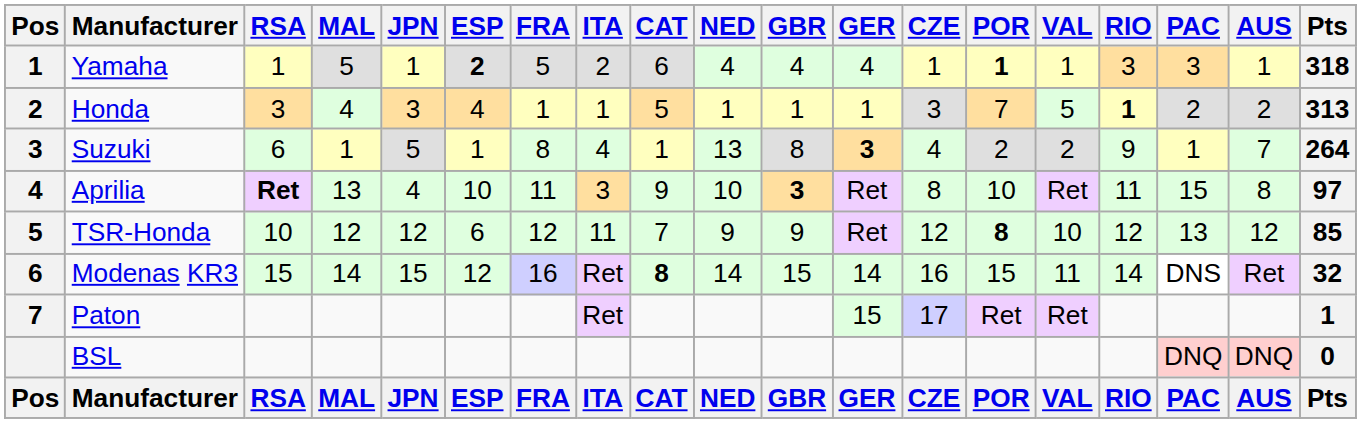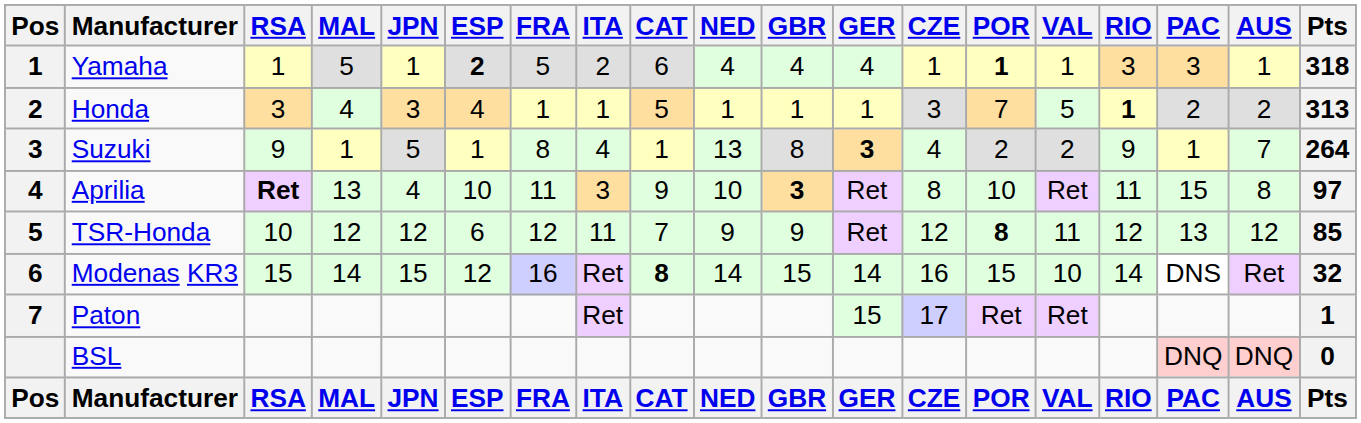(278, 149) 6 -> (278, 149) 9
(1067, 232) 10 -> (1067, 232) 11
(1067, 273) 11 -> (1067, 273) 10
